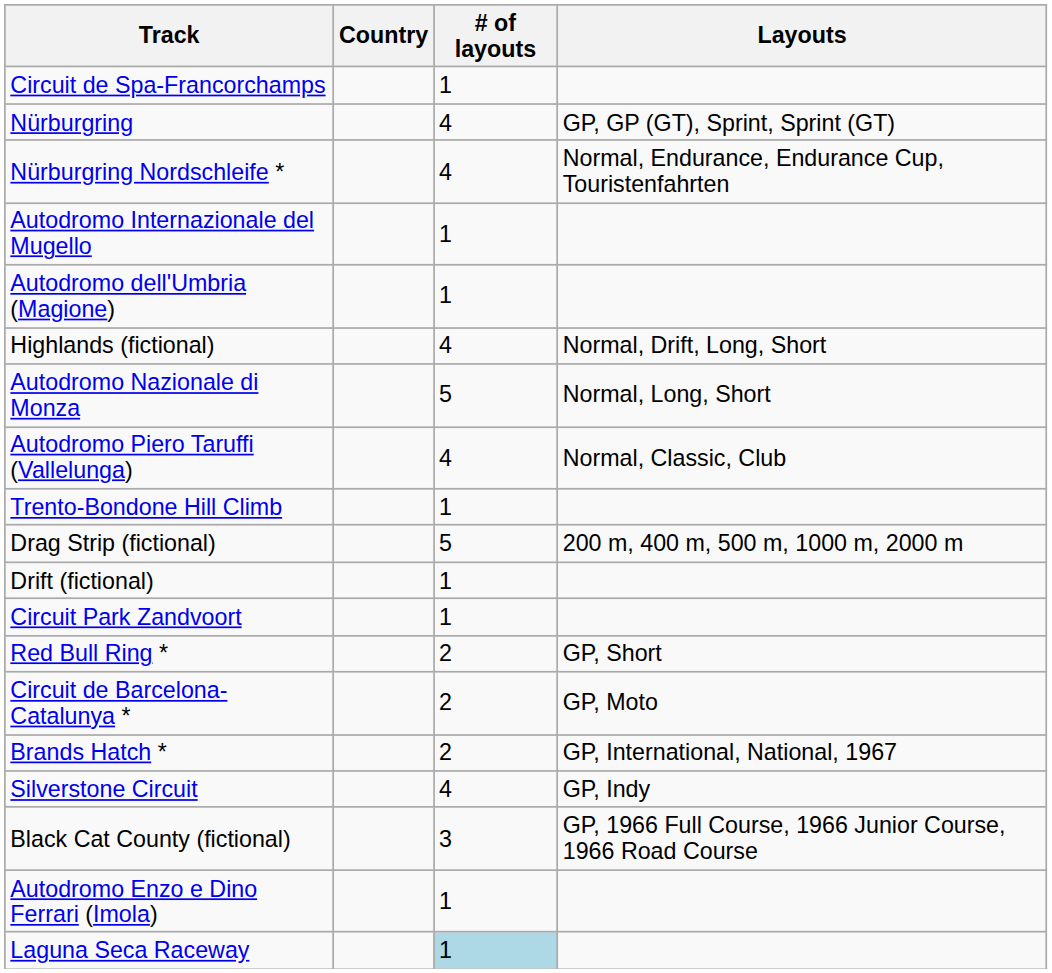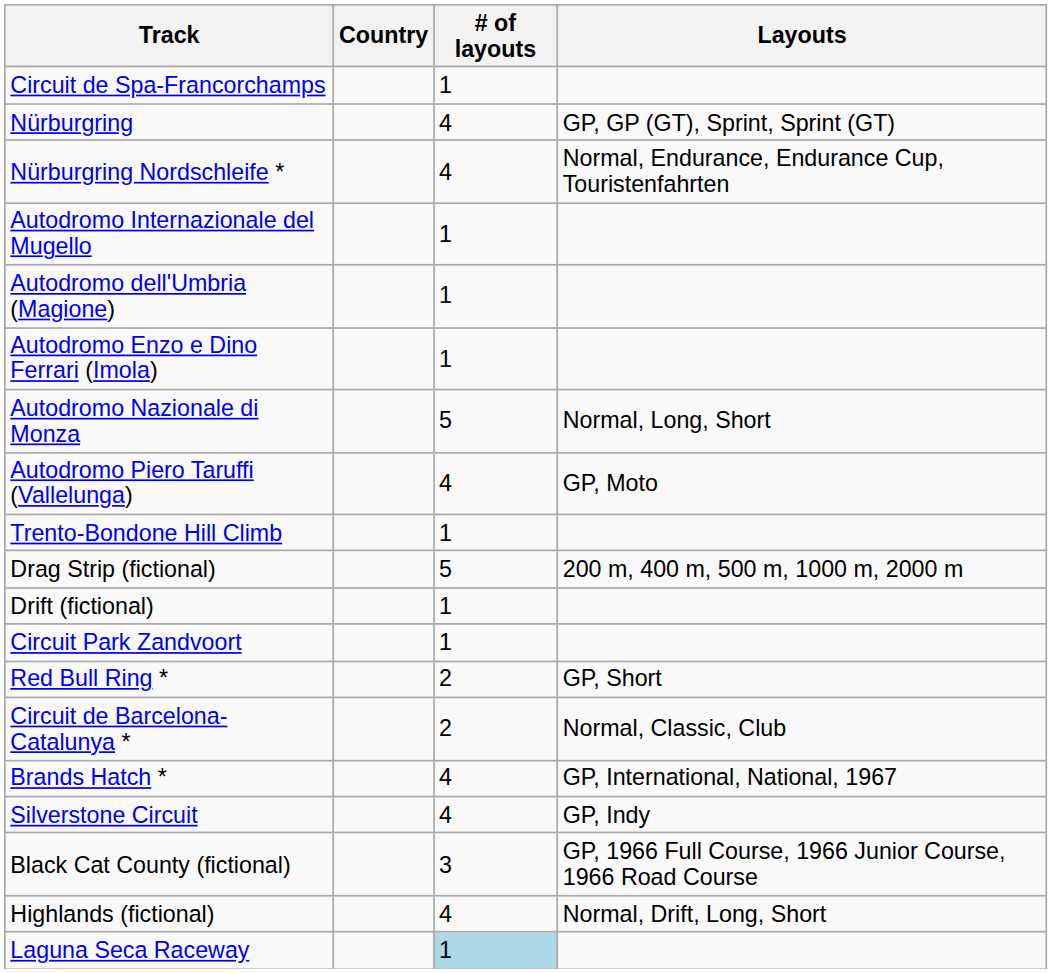rows swapped: (134, 901) <-> (112, 345)
(674, 457) Normal, Classic, Club -> (610, 483) GP, Moto
(610, 703) GP, Moto -> (674, 728) Normal, Classic, Club
(446, 752) 2 -> (446, 778) 4
